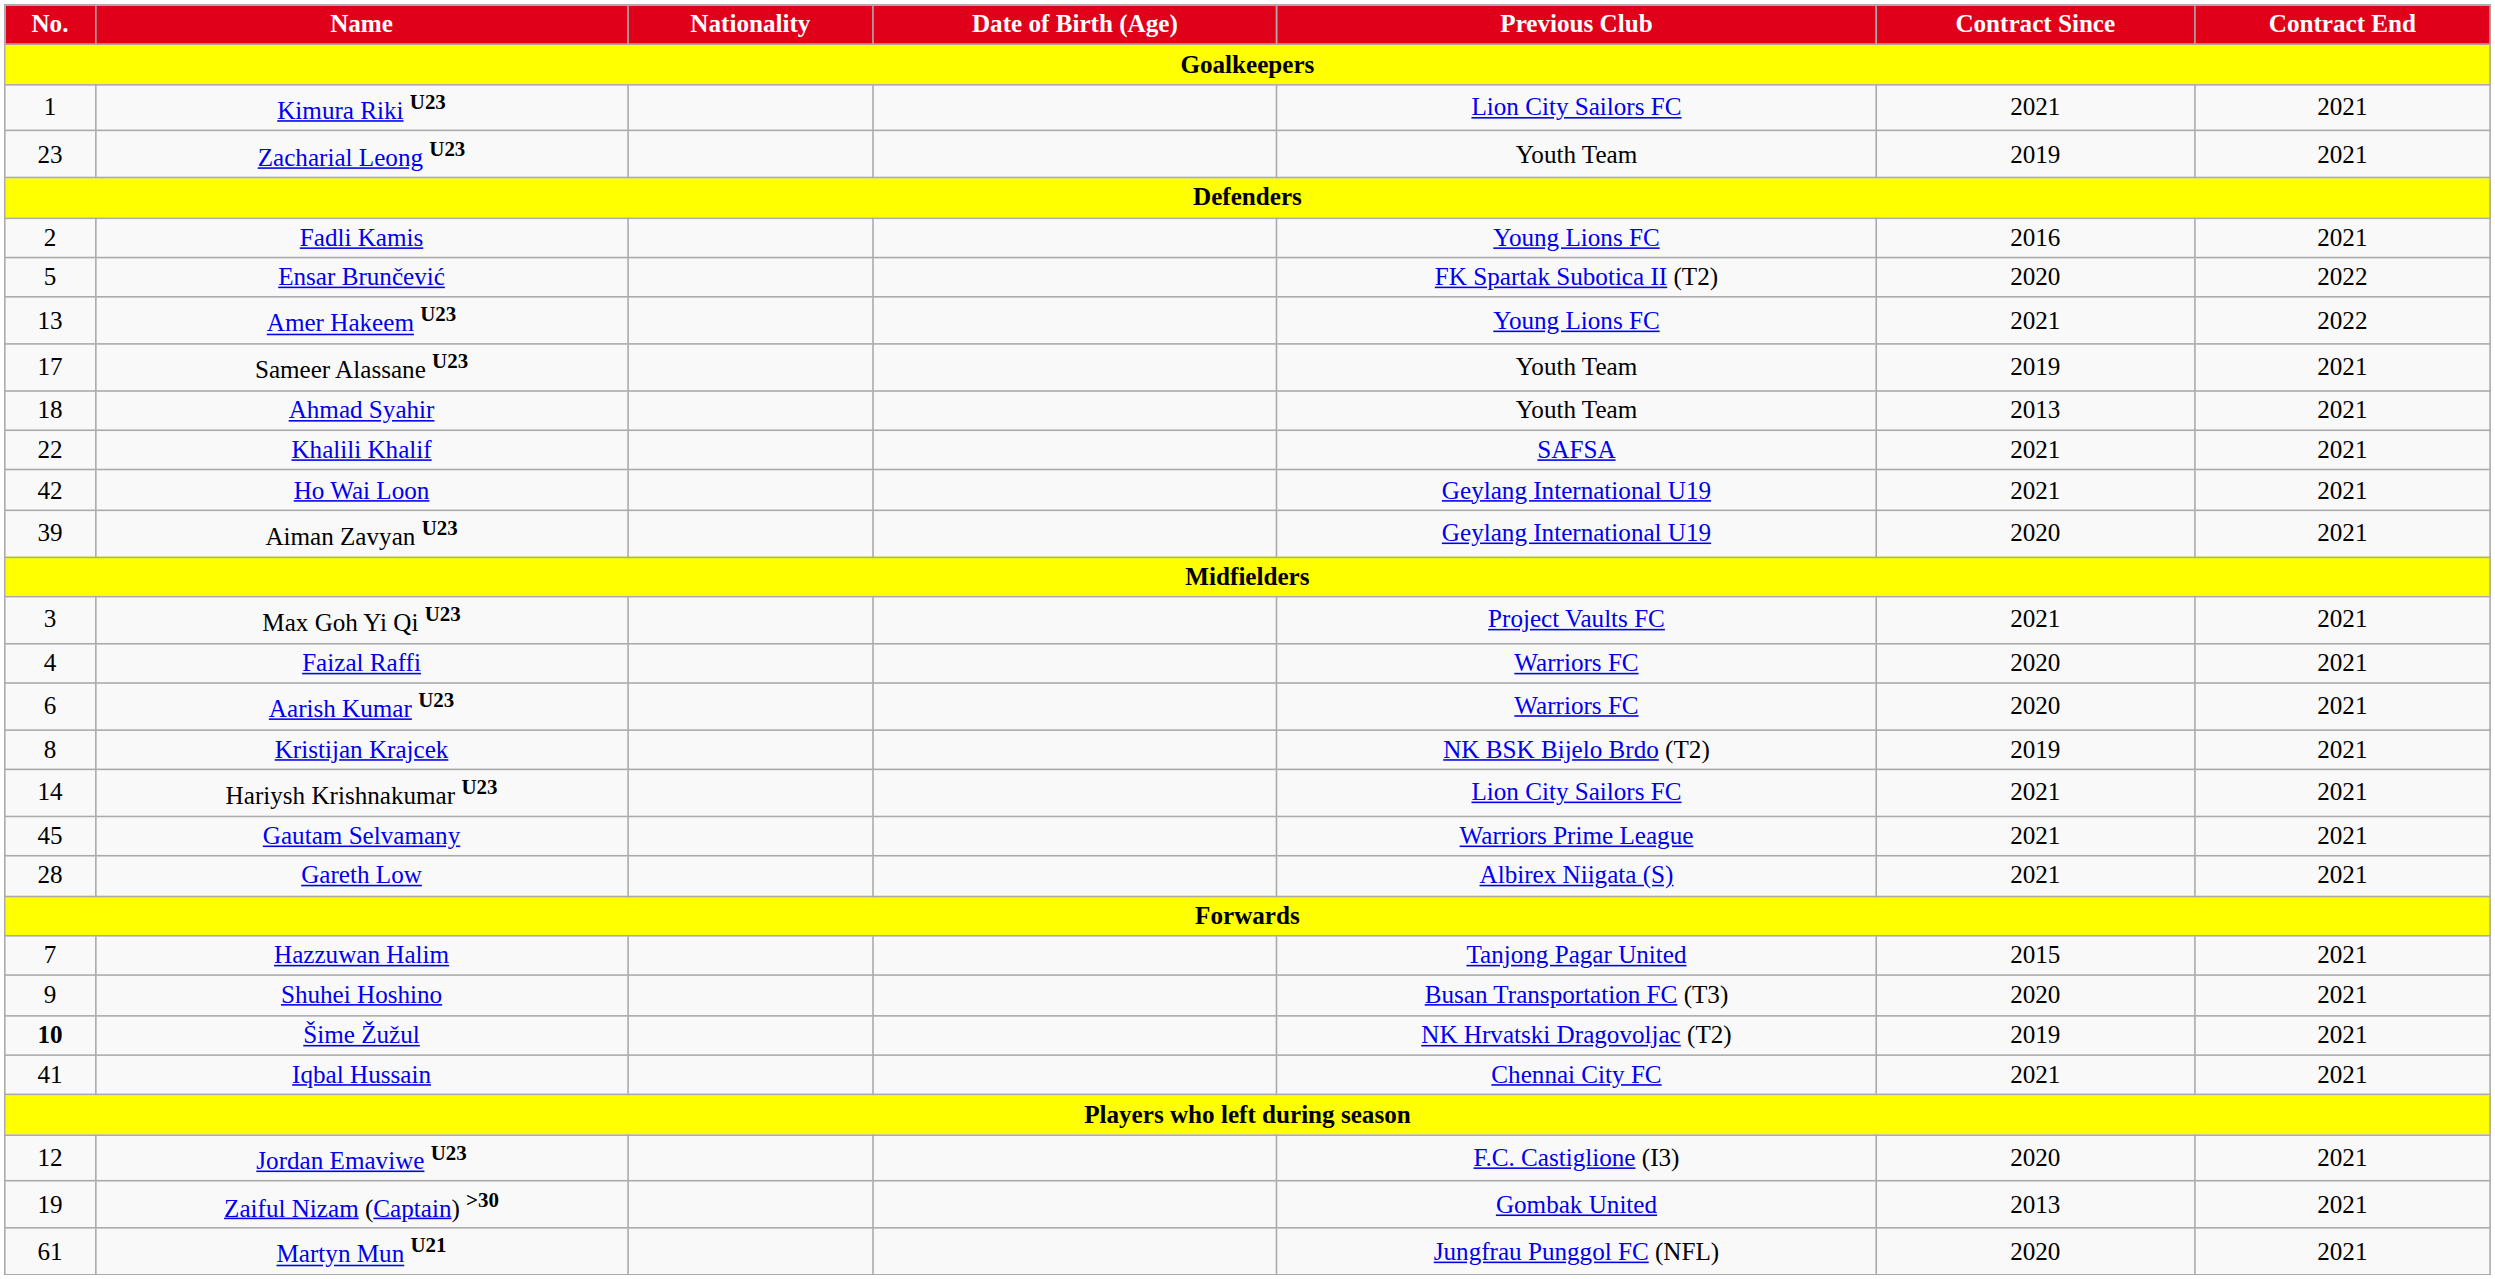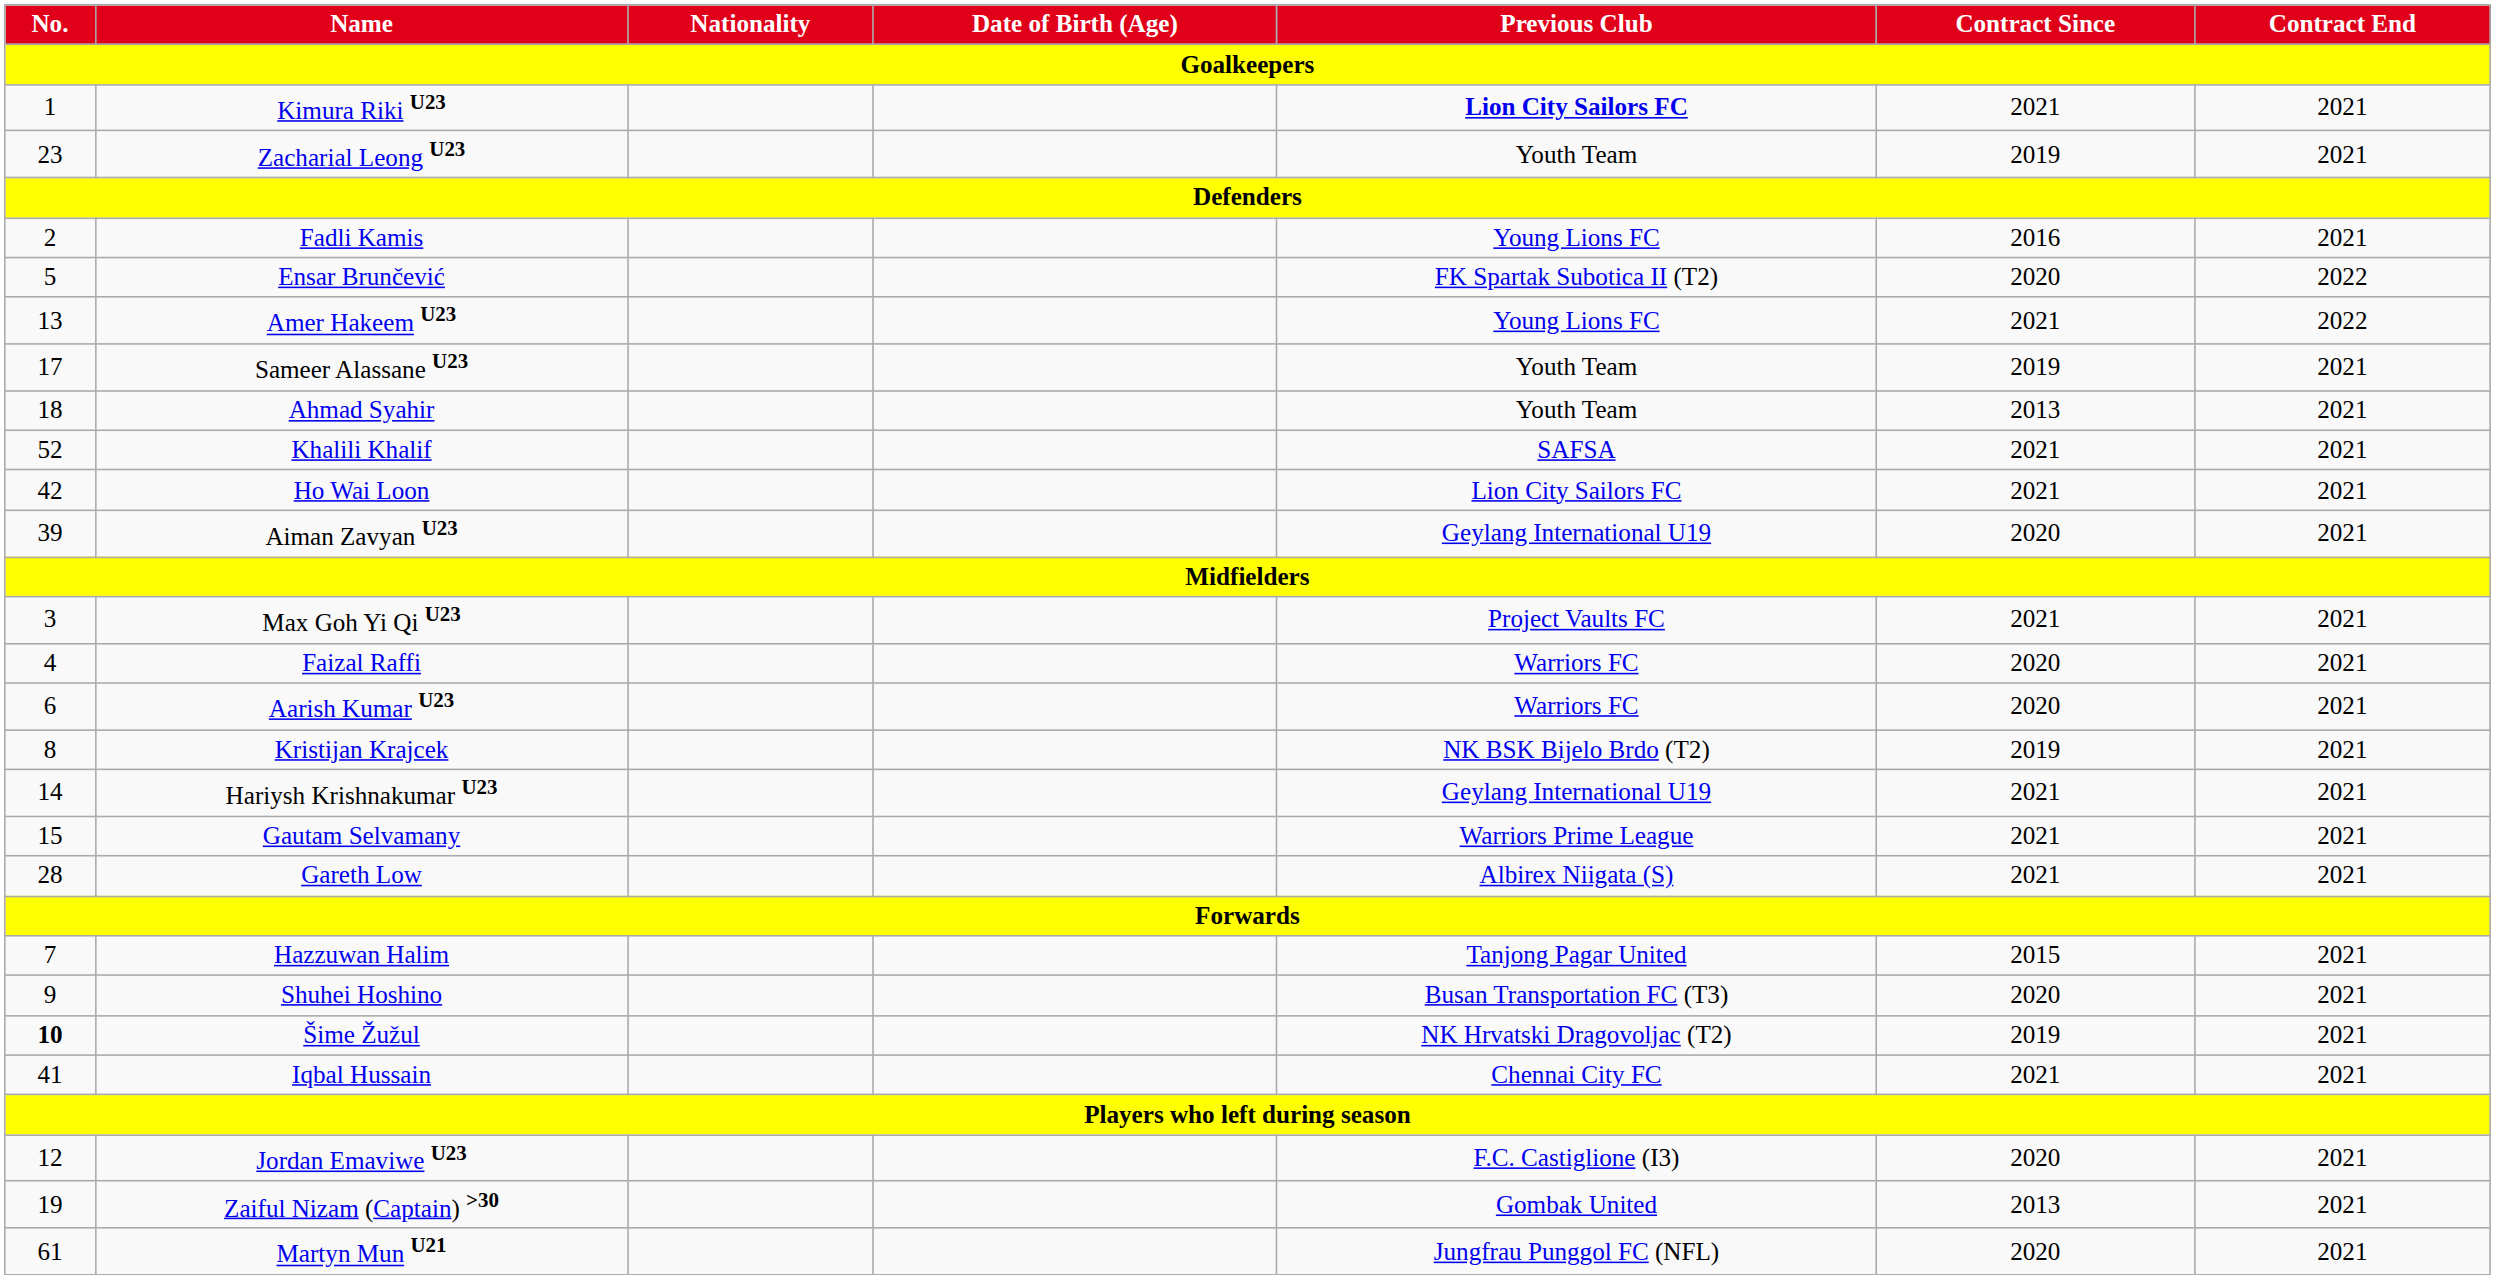(1576, 107) normal -> (1576, 107) bold
(50, 449) 22 -> (50, 449) 52
(1576, 489) Geylang International U19 -> (1576, 489) Lion City Sailors FC
(1576, 792) Lion City Sailors FC -> (1576, 792) Geylang International U19
(50, 835) 45 -> (50, 835) 15
